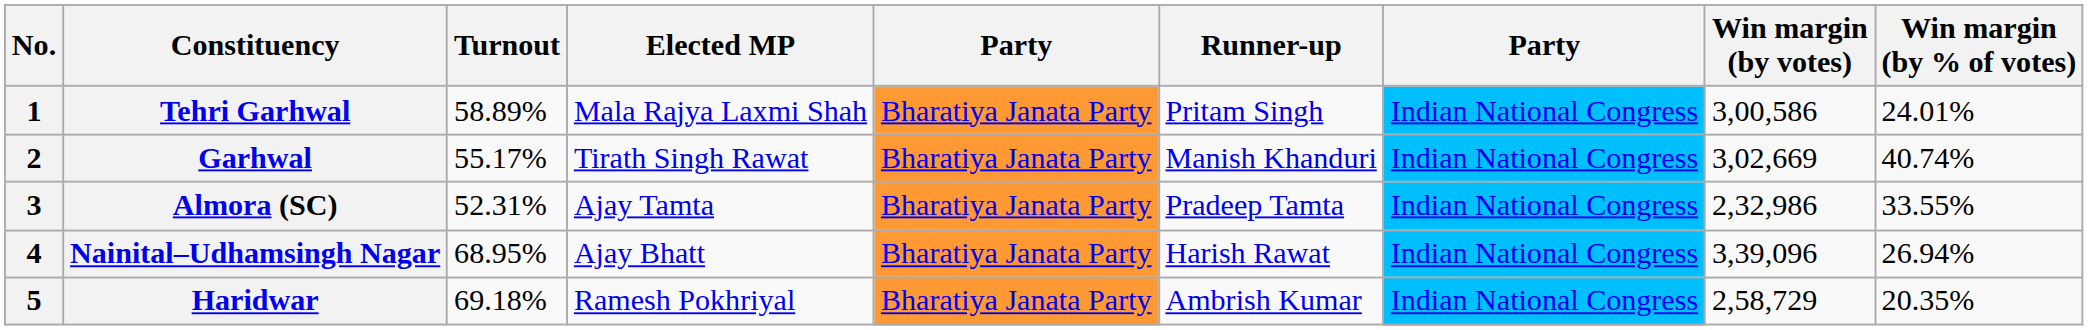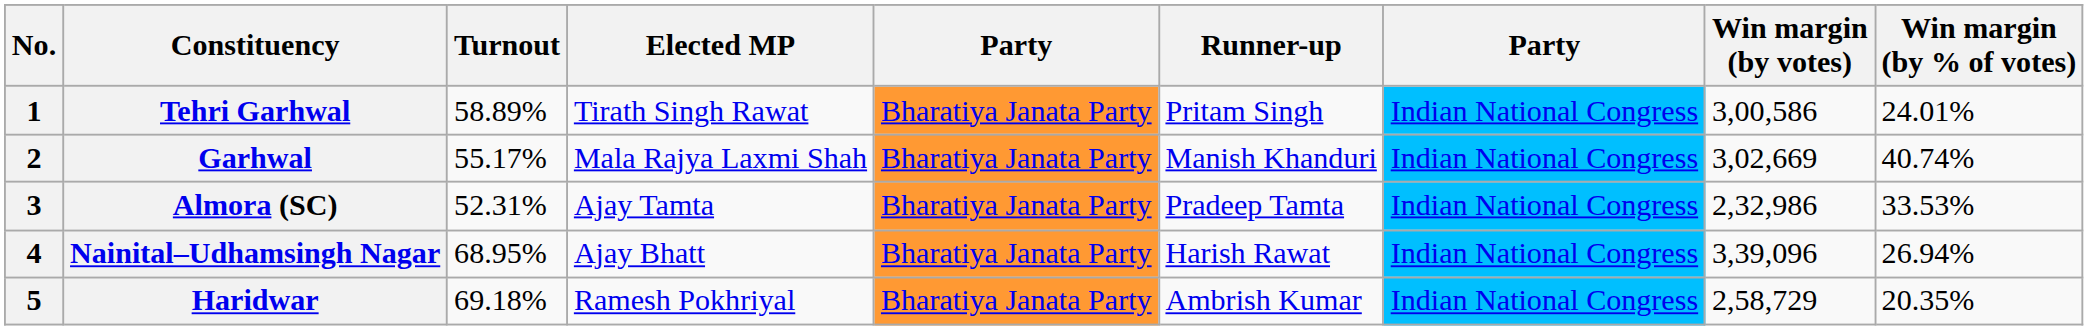(720, 109) Mala Rajya Laxmi Shah -> (691, 109) Tirath Singh Rawat
(691, 157) Tirath Singh Rawat -> (720, 157) Mala Rajya Laxmi Shah
(1928, 205) 33.55% -> (1928, 205) 33.53%
